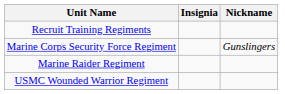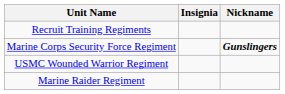(249, 47) normal -> (250, 47) bold
rows swapped: (91, 64) <-> (91, 81)
